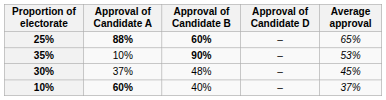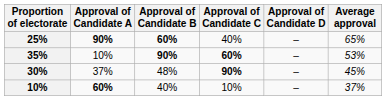+ column: (232, 18)
(123, 39) 88% -> (103, 39) 90%
